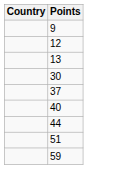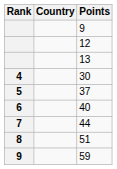+ column: (19, 12)
